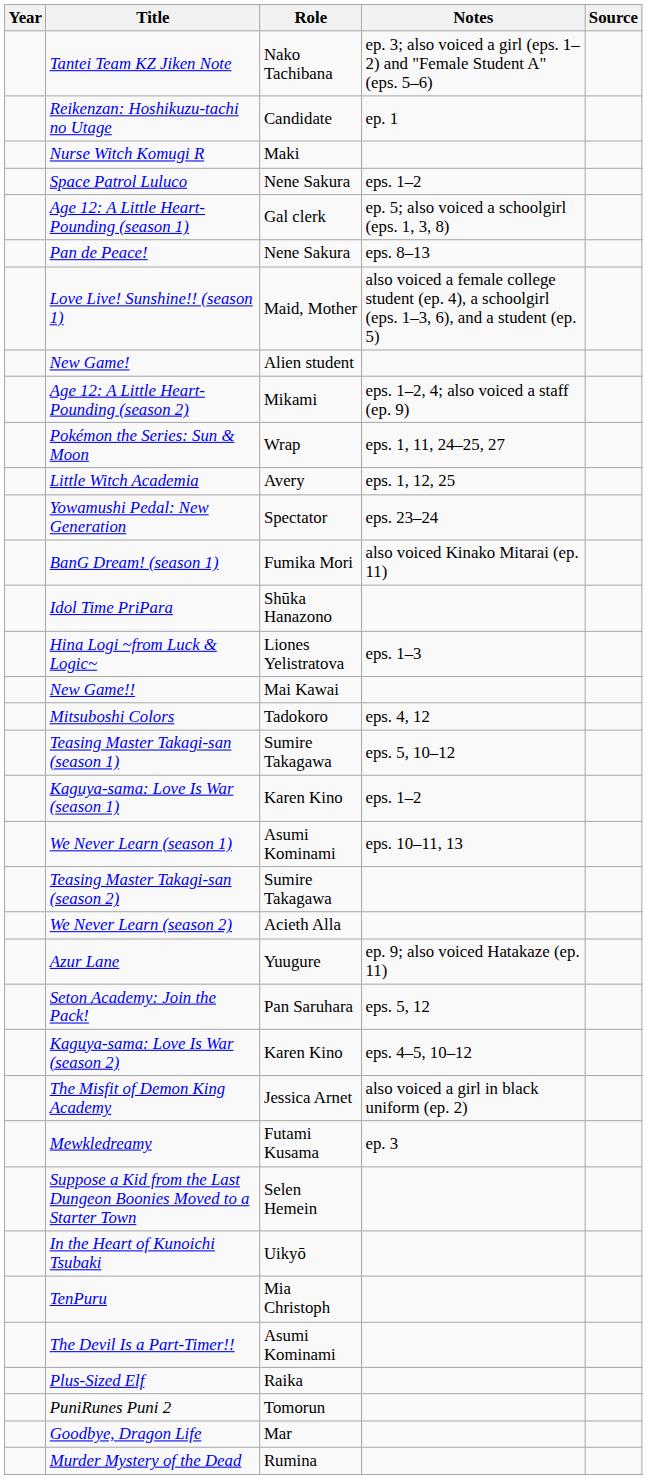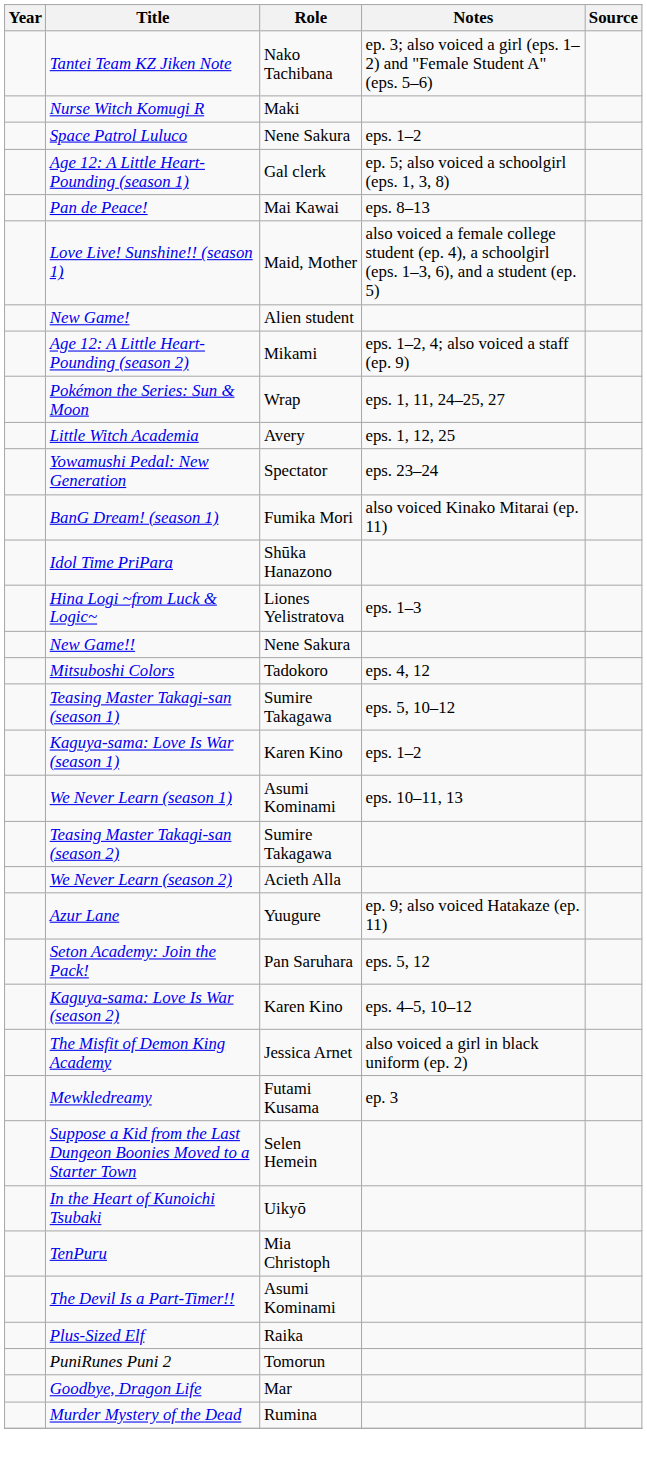- row: (144, 118)
(307, 253) Nene Sakura -> (301, 207) Mai Kawai
(301, 689) Mai Kawai -> (307, 644) Nene Sakura
